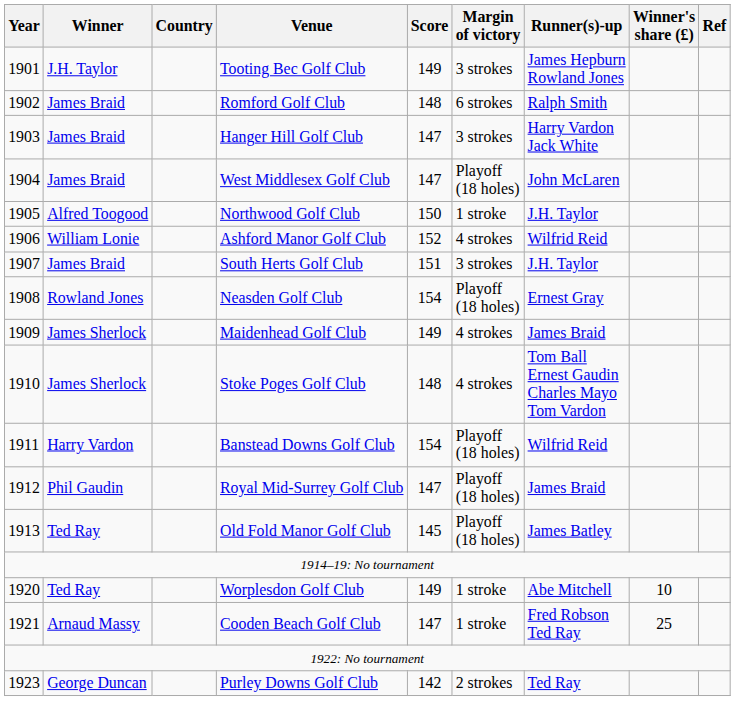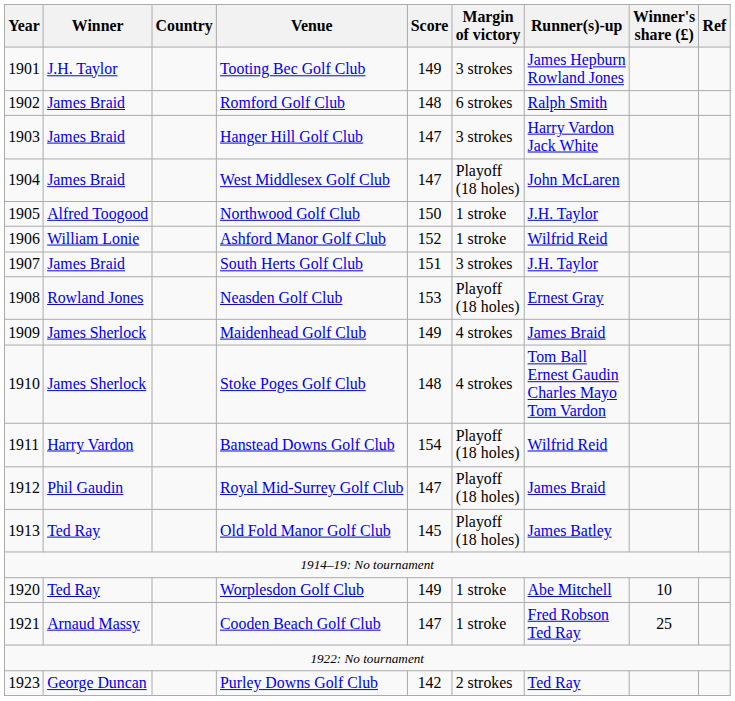(484, 239) 4 strokes -> (481, 239) 1 stroke
(430, 298) 154 -> (430, 298) 153
